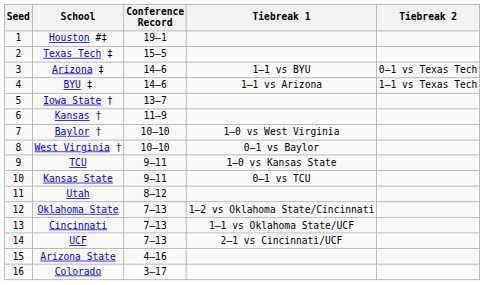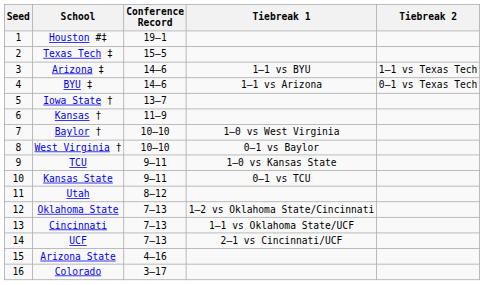(428, 70) 0–1 vs Texas Tech -> (428, 70) 1–1 vs Texas Tech
(428, 86) 1–1 vs Texas Tech -> (428, 86) 0–1 vs Texas Tech
